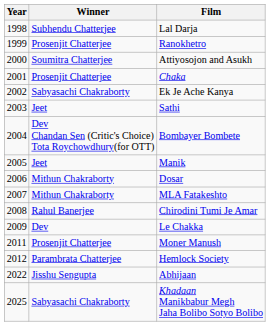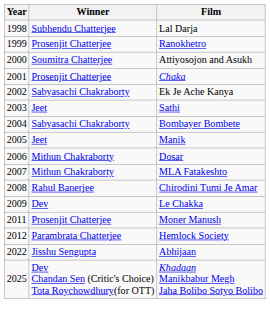(93, 135) Dev Chandan Sen (Critic's Choice) Tota Roychowdhury(for OTT) -> (81, 124) Sabyasachi Chakraborty
(81, 302) Sabyasachi Chakraborty -> (93, 279) Dev Chandan Sen (Critic's Choice) Tota Roychowdhury(for OTT)
